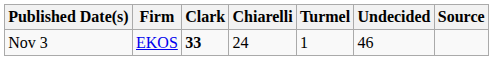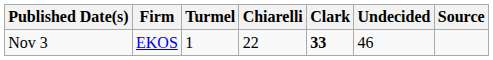columns swapped: (205, 17) <-> (325, 17)
(241, 42) 24 -> (251, 42) 22
